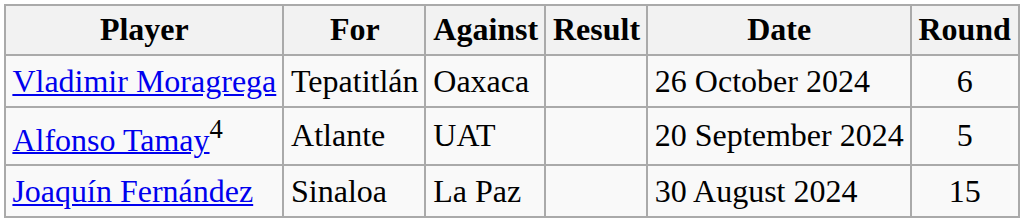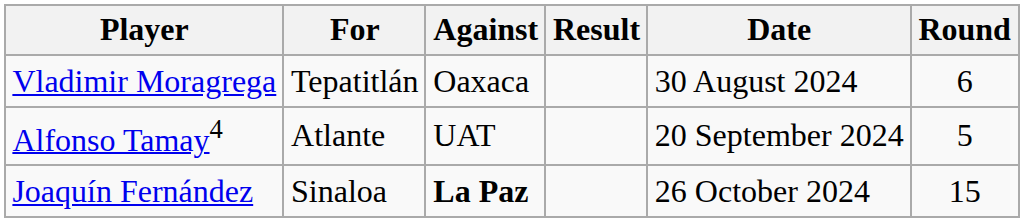(762, 80) 26 October 2024 -> (756, 80) 30 August 2024
(477, 190) normal -> (481, 190) bold
(756, 190) 30 August 2024 -> (762, 190) 26 October 2024
